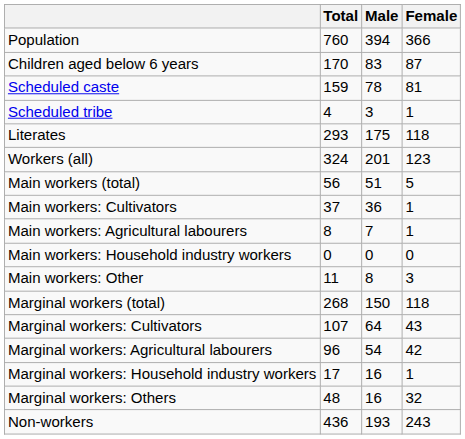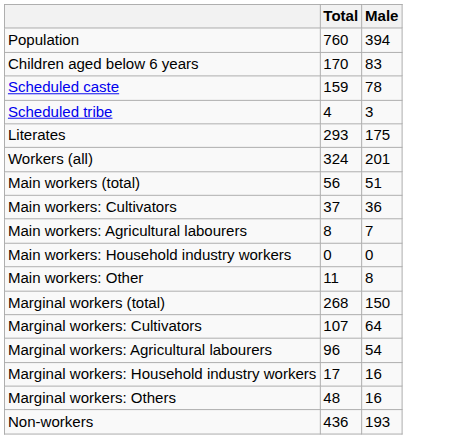- column: (431, 16)
